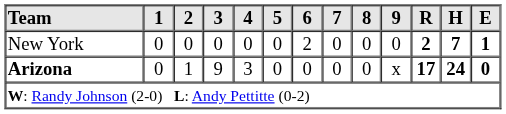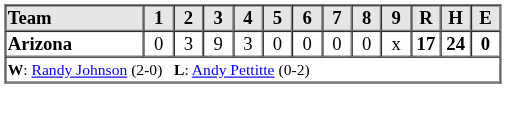- row: (46, 43)
(188, 69) 1 -> (188, 43) 3
